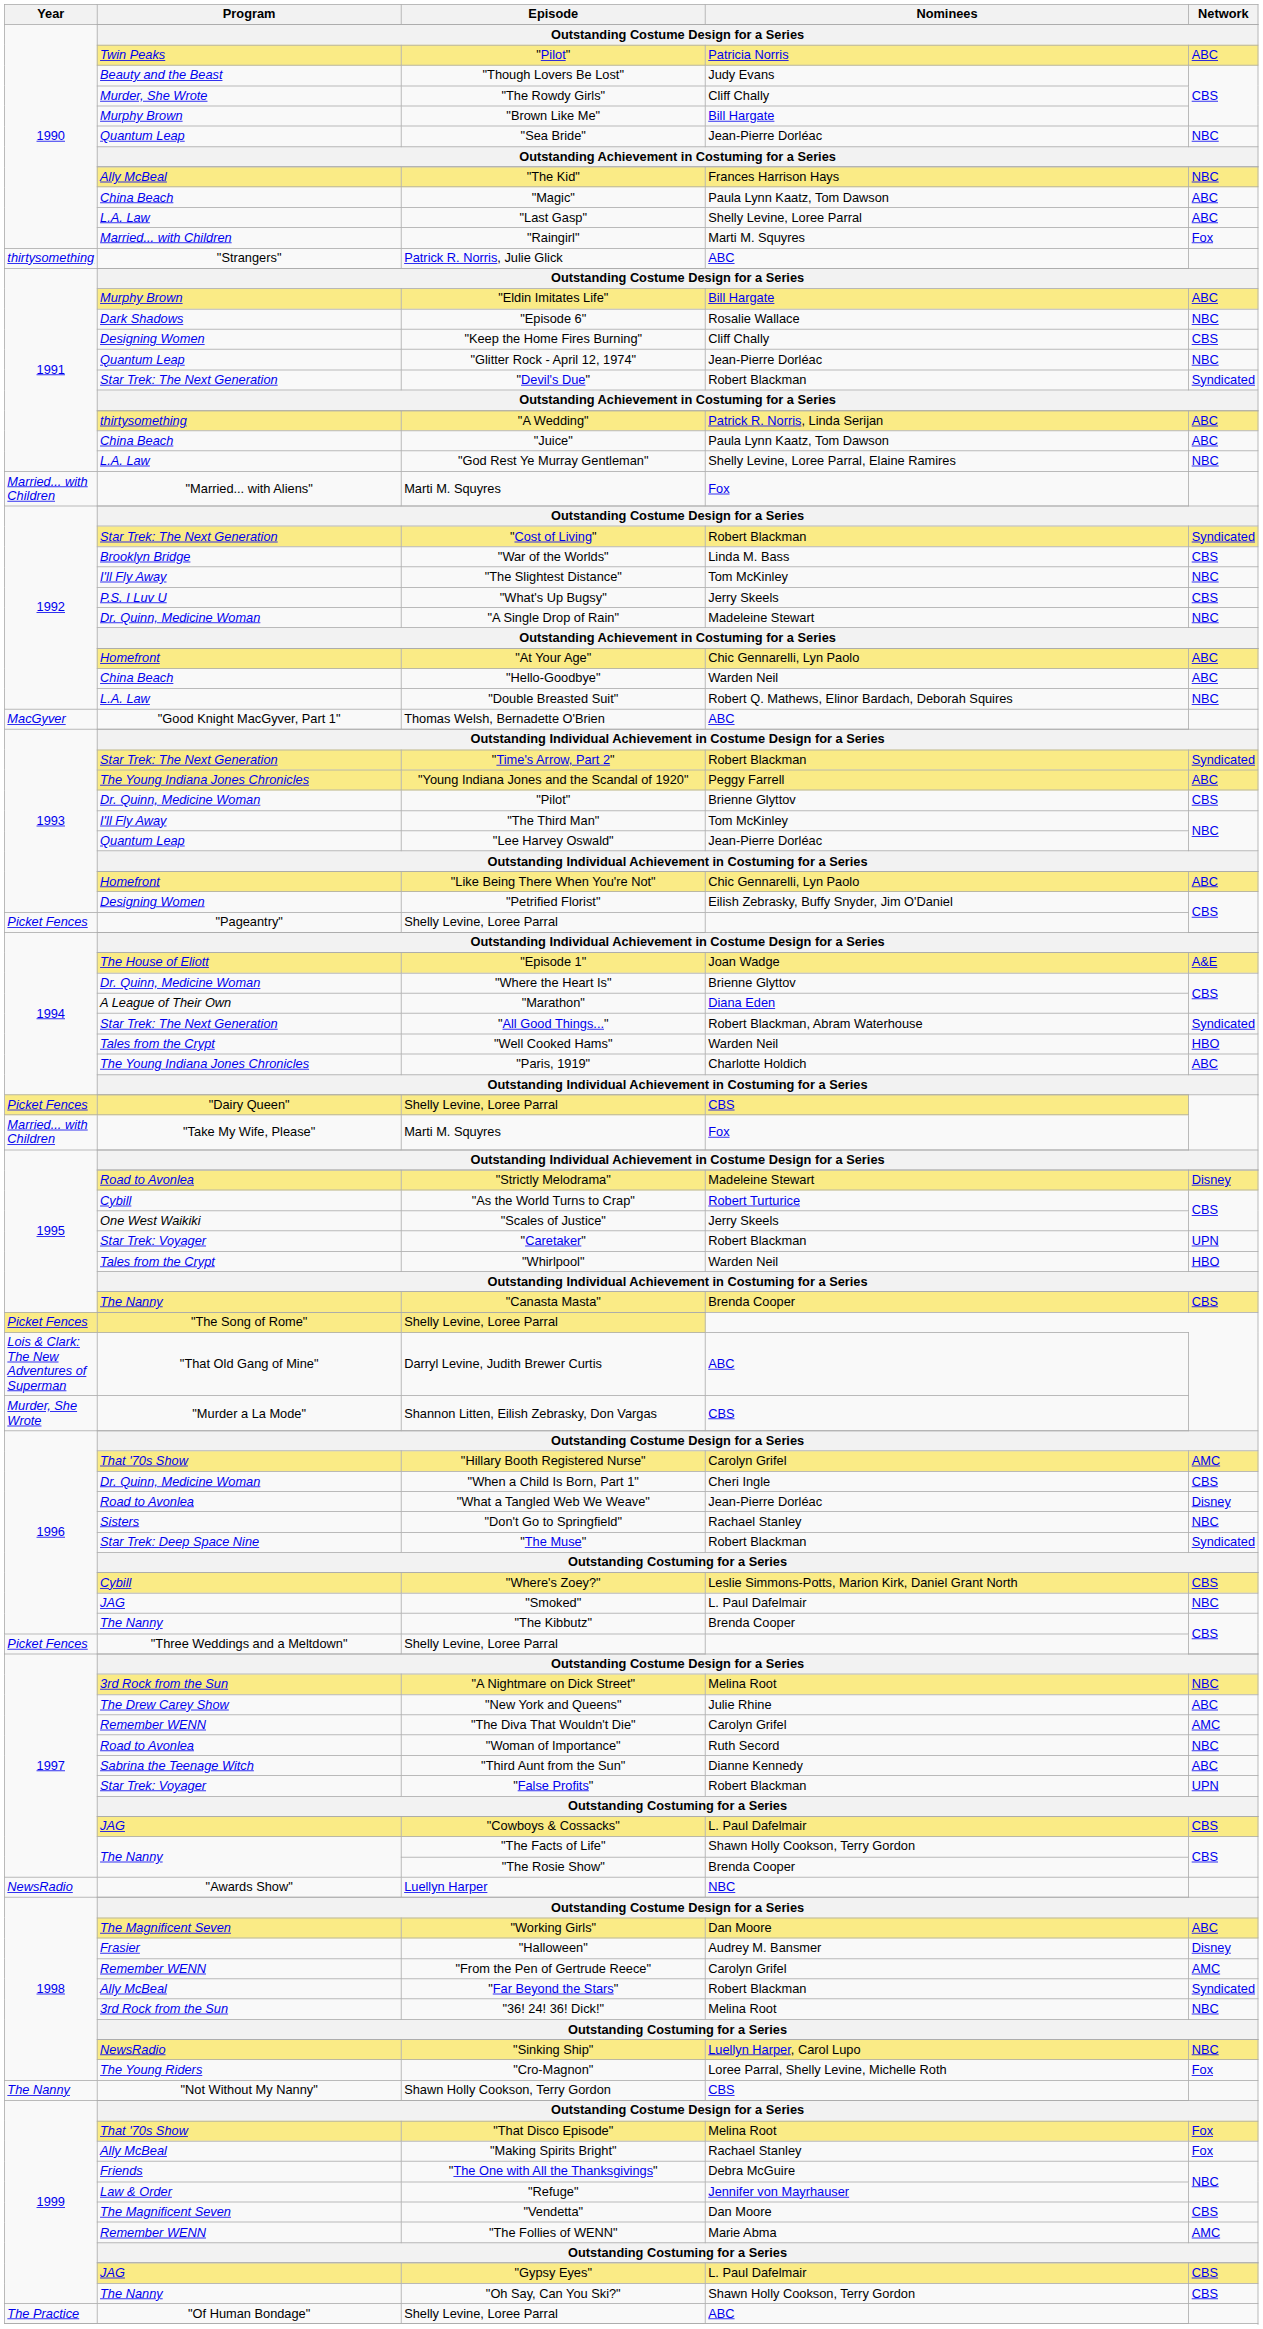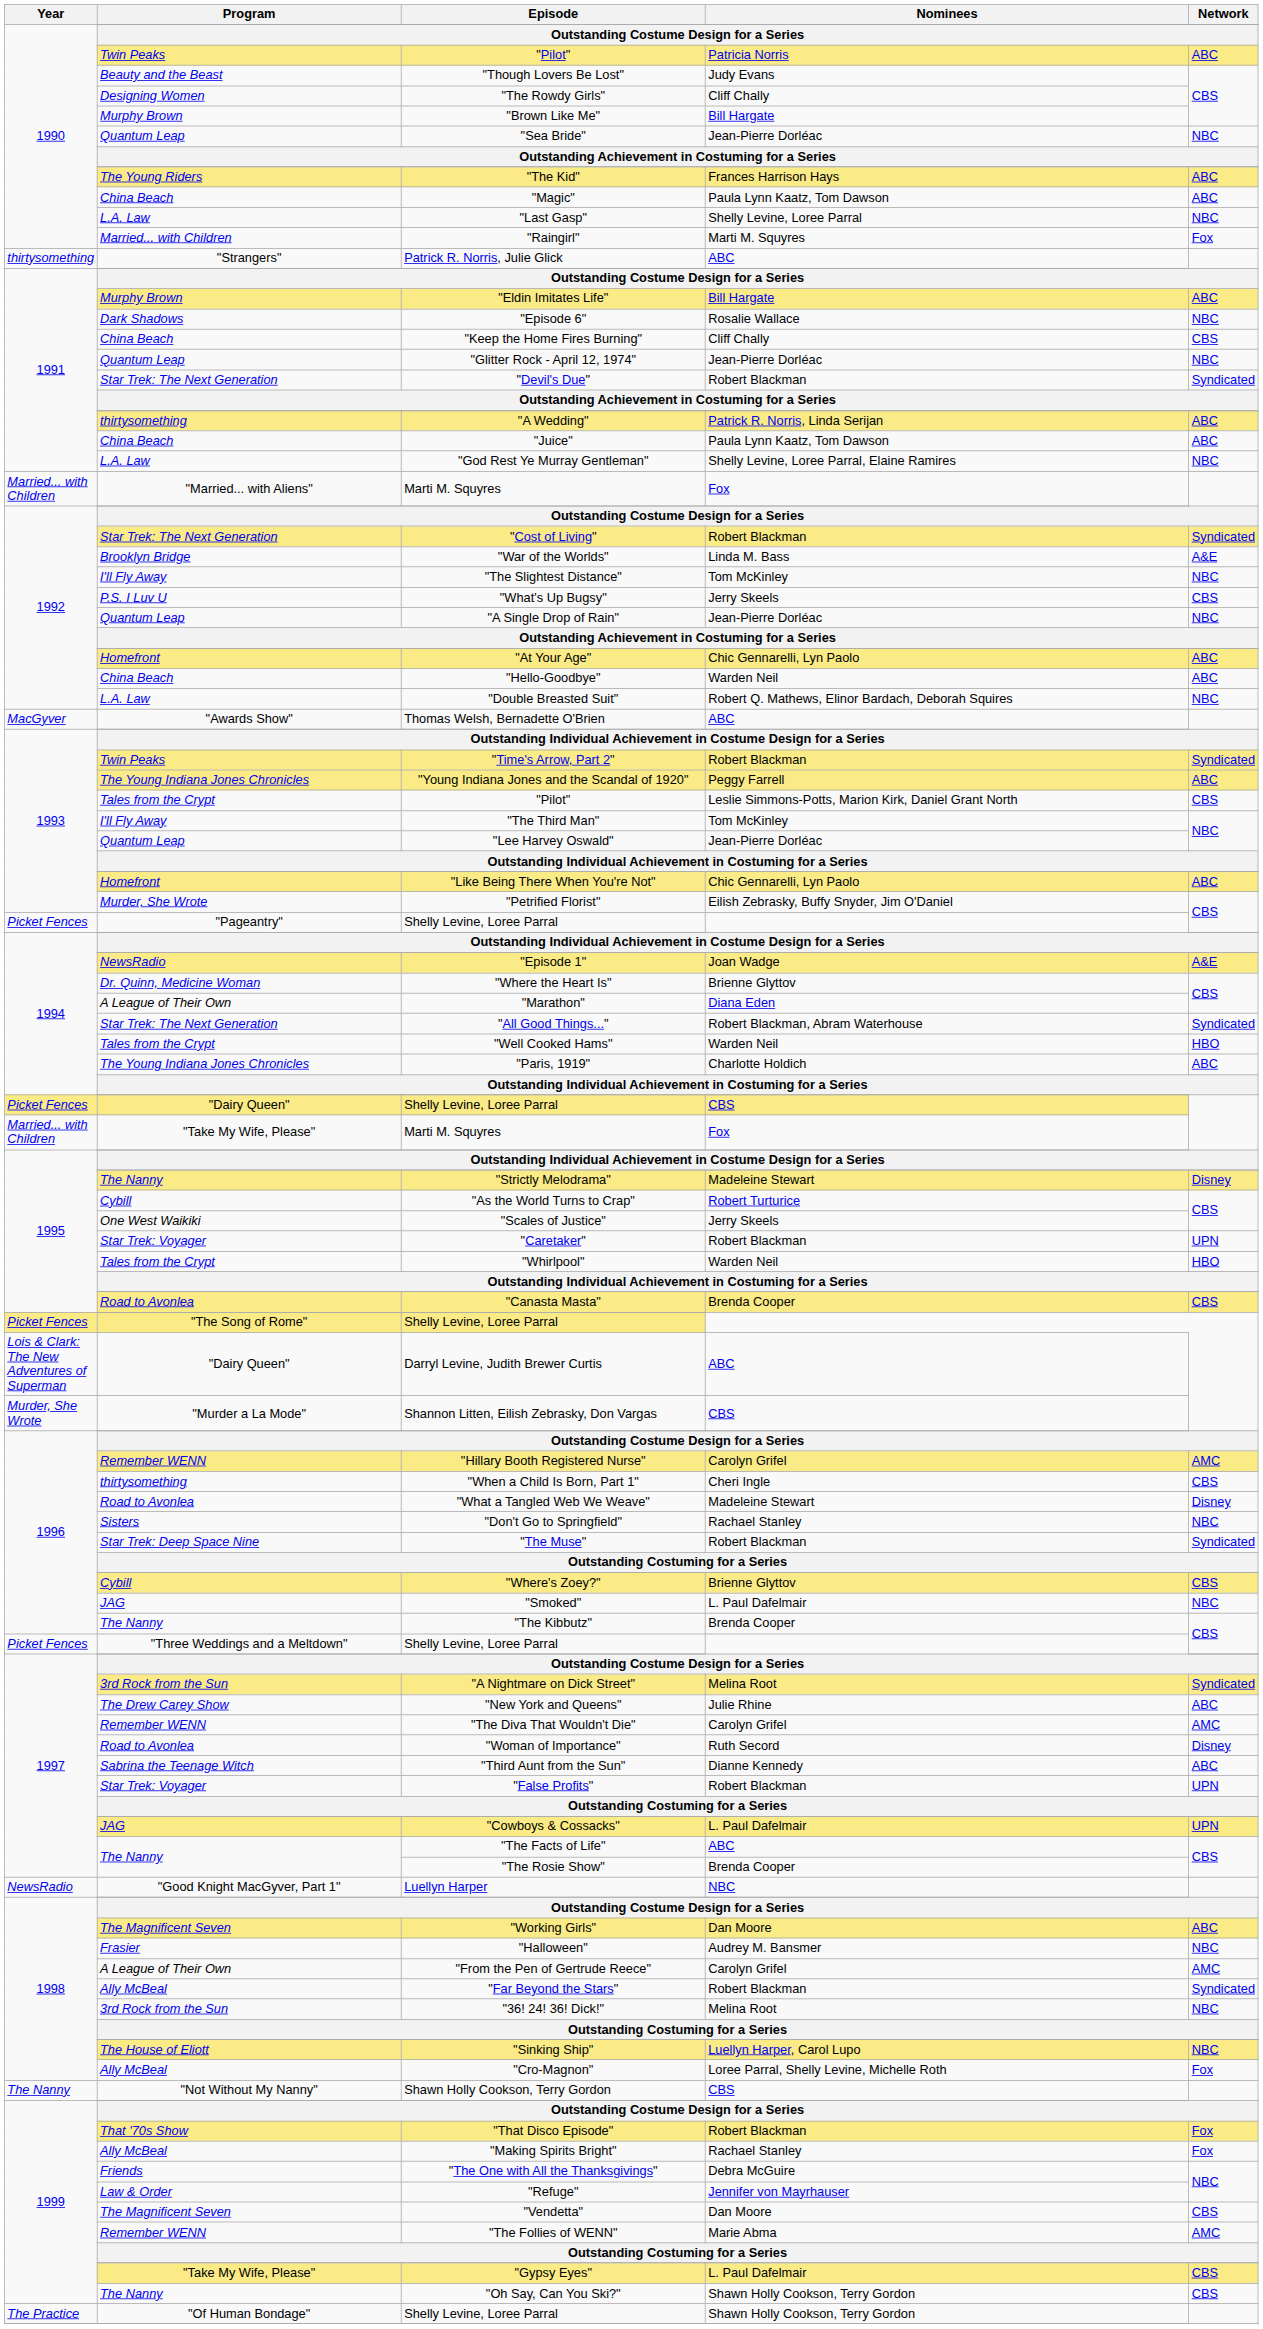(154, 95) Murder, She Wrote -> (152, 95) Designing Women
(133, 177) Ally McBeal -> (151, 177) The Young Riders
(1205, 177) NBC -> (1205, 177) ABC
(1205, 217) ABC -> (1205, 217) NBC
(152, 339) Designing Women -> (137, 339) China Beach
(1205, 556) CBS -> (1204, 556) A&E
(180, 617) Dr. Quinn, Medicine Woman -> (142, 617) Quantum Leap
(761, 617) Madeleine Stewart -> (765, 617) Jean-Pierre Dorléac
(249, 719) "Good Knight MacGyver, Part 1" -> (249, 719) "Awards Show"
(189, 759) Star Trek: The Next Generation -> (133, 759) Twin Peaks
(180, 800) Dr. Quinn, Medicine Woman -> (157, 800) Tales from the Crypt
(752, 800) Brienne Glyttov -> (863, 800) Leslie Simmons-Potts, Marion Kirk, Daniel Grant North
(152, 901) Designing Women -> (154, 901) Murder, She Wrote
(154, 962) The House of Eliott -> (133, 962) NewsRadio
(147, 1180) Road to Avonlea -> (131, 1180) The Nanny
(131, 1302) The Nanny -> (147, 1302) Road to Avonlea
(249, 1364) "That Old Gang of Mine" -> (249, 1364) "Dairy Queen"
(144, 1461) That '70s Show -> (153, 1461) Remember WENN
(180, 1481) Dr. Quinn, Medicine Woman -> (143, 1481) thirtysomething
(765, 1501) Jean-Pierre Dorléac -> (761, 1501) Madeleine Stewart
(863, 1582) Leslie Simmons-Potts, Marion Kirk, Daniel Grant North -> (752, 1582) Brienne Glyttov
(1205, 1684) NBC -> (1223, 1684) Syndicated
(1205, 1745) NBC -> (1211, 1745) Disney
(1205, 1826) CBS -> (1205, 1826) UPN
(812, 1846) Shawn Holly Cookson, Terry Gordon -> (721, 1846) ABC
(249, 1887) "Awards Show" -> (249, 1887) "Good Knight MacGyver, Part 1"
(1211, 1948) Disney -> (1205, 1948) NBC
(153, 1968) Remember WENN -> (166, 1968) A League of Their Own
(133, 2049) NewsRadio -> (154, 2049) The House of Eliott
(151, 2070) The Young Riders -> (133, 2070) Ally McBeal
(742, 2131) Melina Root -> (757, 2131) Robert Blackman
(113, 2273) JAG -> (249, 2273) "Take My Wife, Please"
(721, 2313) ABC -> (812, 2313) Shawn Holly Cookson, Terry Gordon
